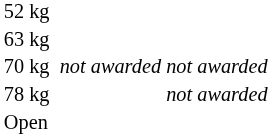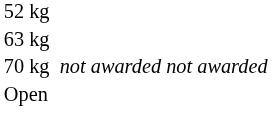- row: (27, 94)
